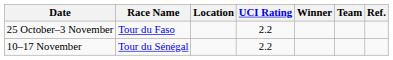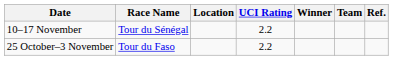rows swapped: (60, 30) <-> (44, 47)
